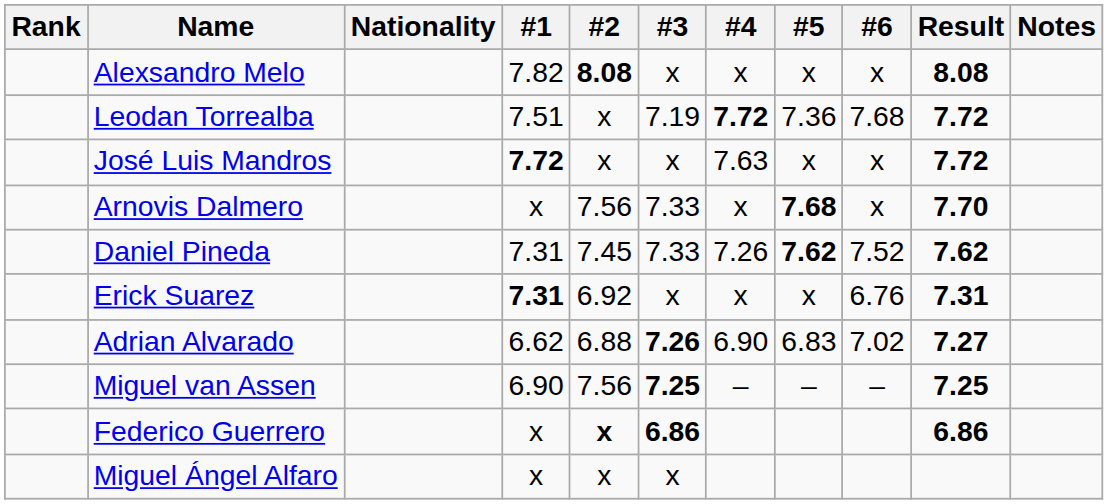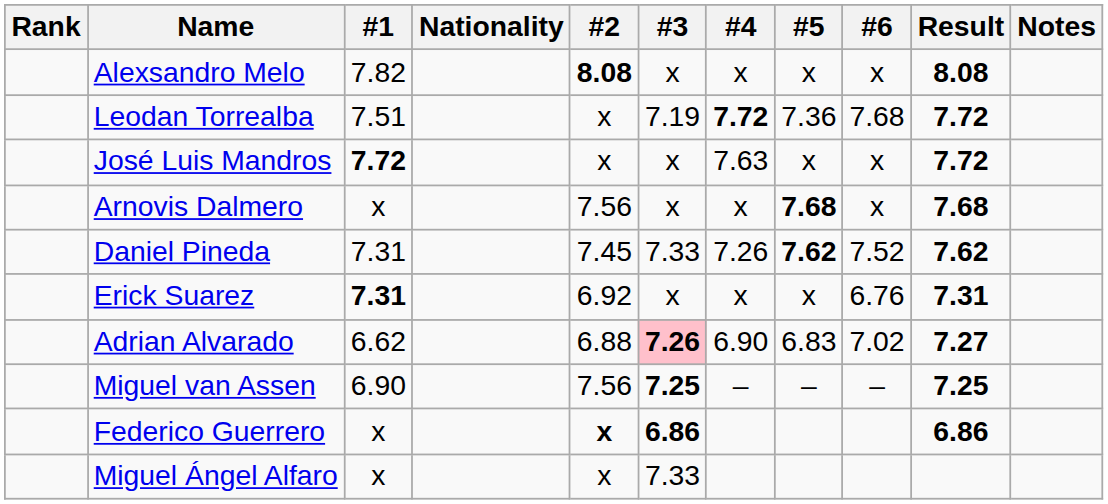columns swapped: (423, 26) <-> (536, 26)
(673, 206) 7.33 -> (673, 206) x
(961, 206) 7.70 -> (961, 206) 7.68
(673, 341) no background -> (673, 341) pink background
(673, 476) x -> (673, 476) 7.33
